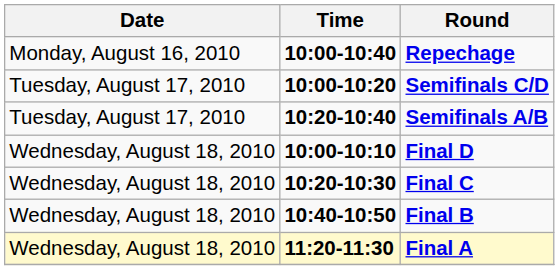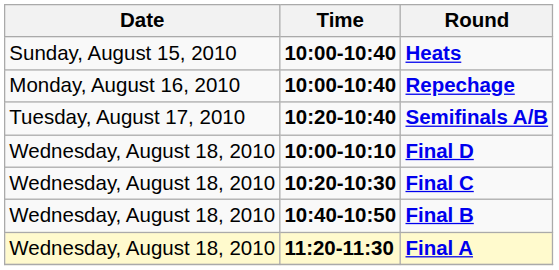+ row: (433, 53)
- row: (477, 85)
